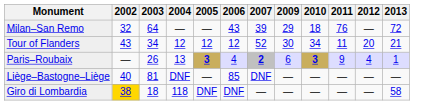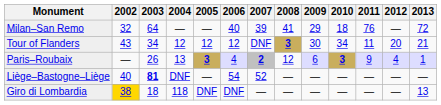+ column: (288, 12)
(234, 28) 43 -> (234, 28) 40
(261, 44) 52 -> (261, 44) DNF
(153, 76) normal -> (153, 76) bold
(234, 76) 85 -> (234, 76) 54
(261, 76) DNF -> (261, 76) 52
(396, 92) 58 -> (423, 92) 13
